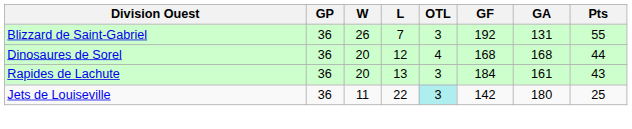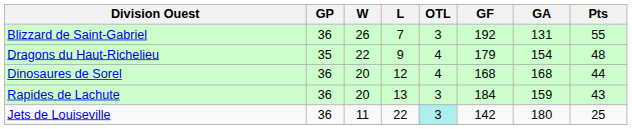+ row: (83, 54)
(542, 74) 161 -> (542, 94) 159
